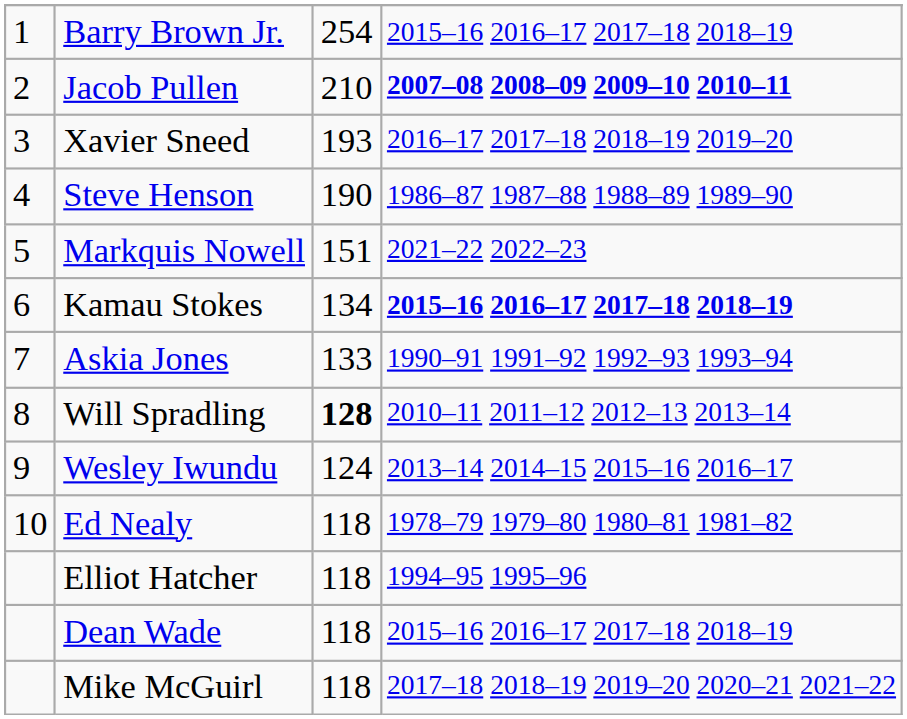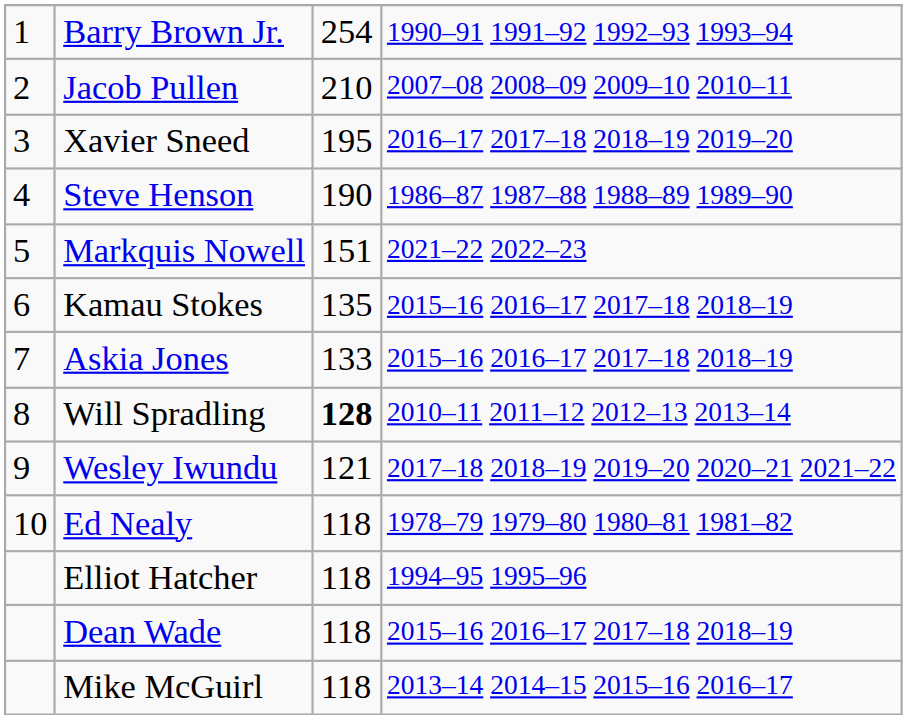(590, 31) 2015–16 2016–17 2017–18 2018–19 -> (590, 31) 1990–91 1991–92 1992–93 1993–94
(589, 86) bold -> (589, 86) normal
(347, 140) 193 -> (347, 140) 195
(347, 304) 134 -> (347, 304) 135
(590, 304) bold -> (590, 304) normal
(590, 359) 1990–91 1991–92 1992–93 1993–94 -> (590, 359) 2015–16 2016–17 2017–18 2018–19
(347, 468) 124 -> (347, 468) 121
(590, 468) 2013–14 2014–15 2015–16 2016–17 -> (641, 468) 2017–18 2018–19 2019–20 2020–21 2021–22
(641, 686) 2017–18 2018–19 2019–20 2020–21 2021–22 -> (590, 686) 2013–14 2014–15 2015–16 2016–17
